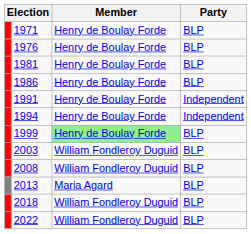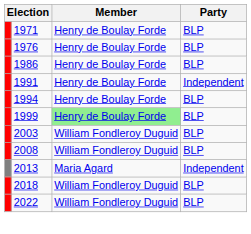- row: (26, 64)
(213, 116) Independent -> (193, 99) BLP
(193, 185) BLP -> (213, 168) Independent
